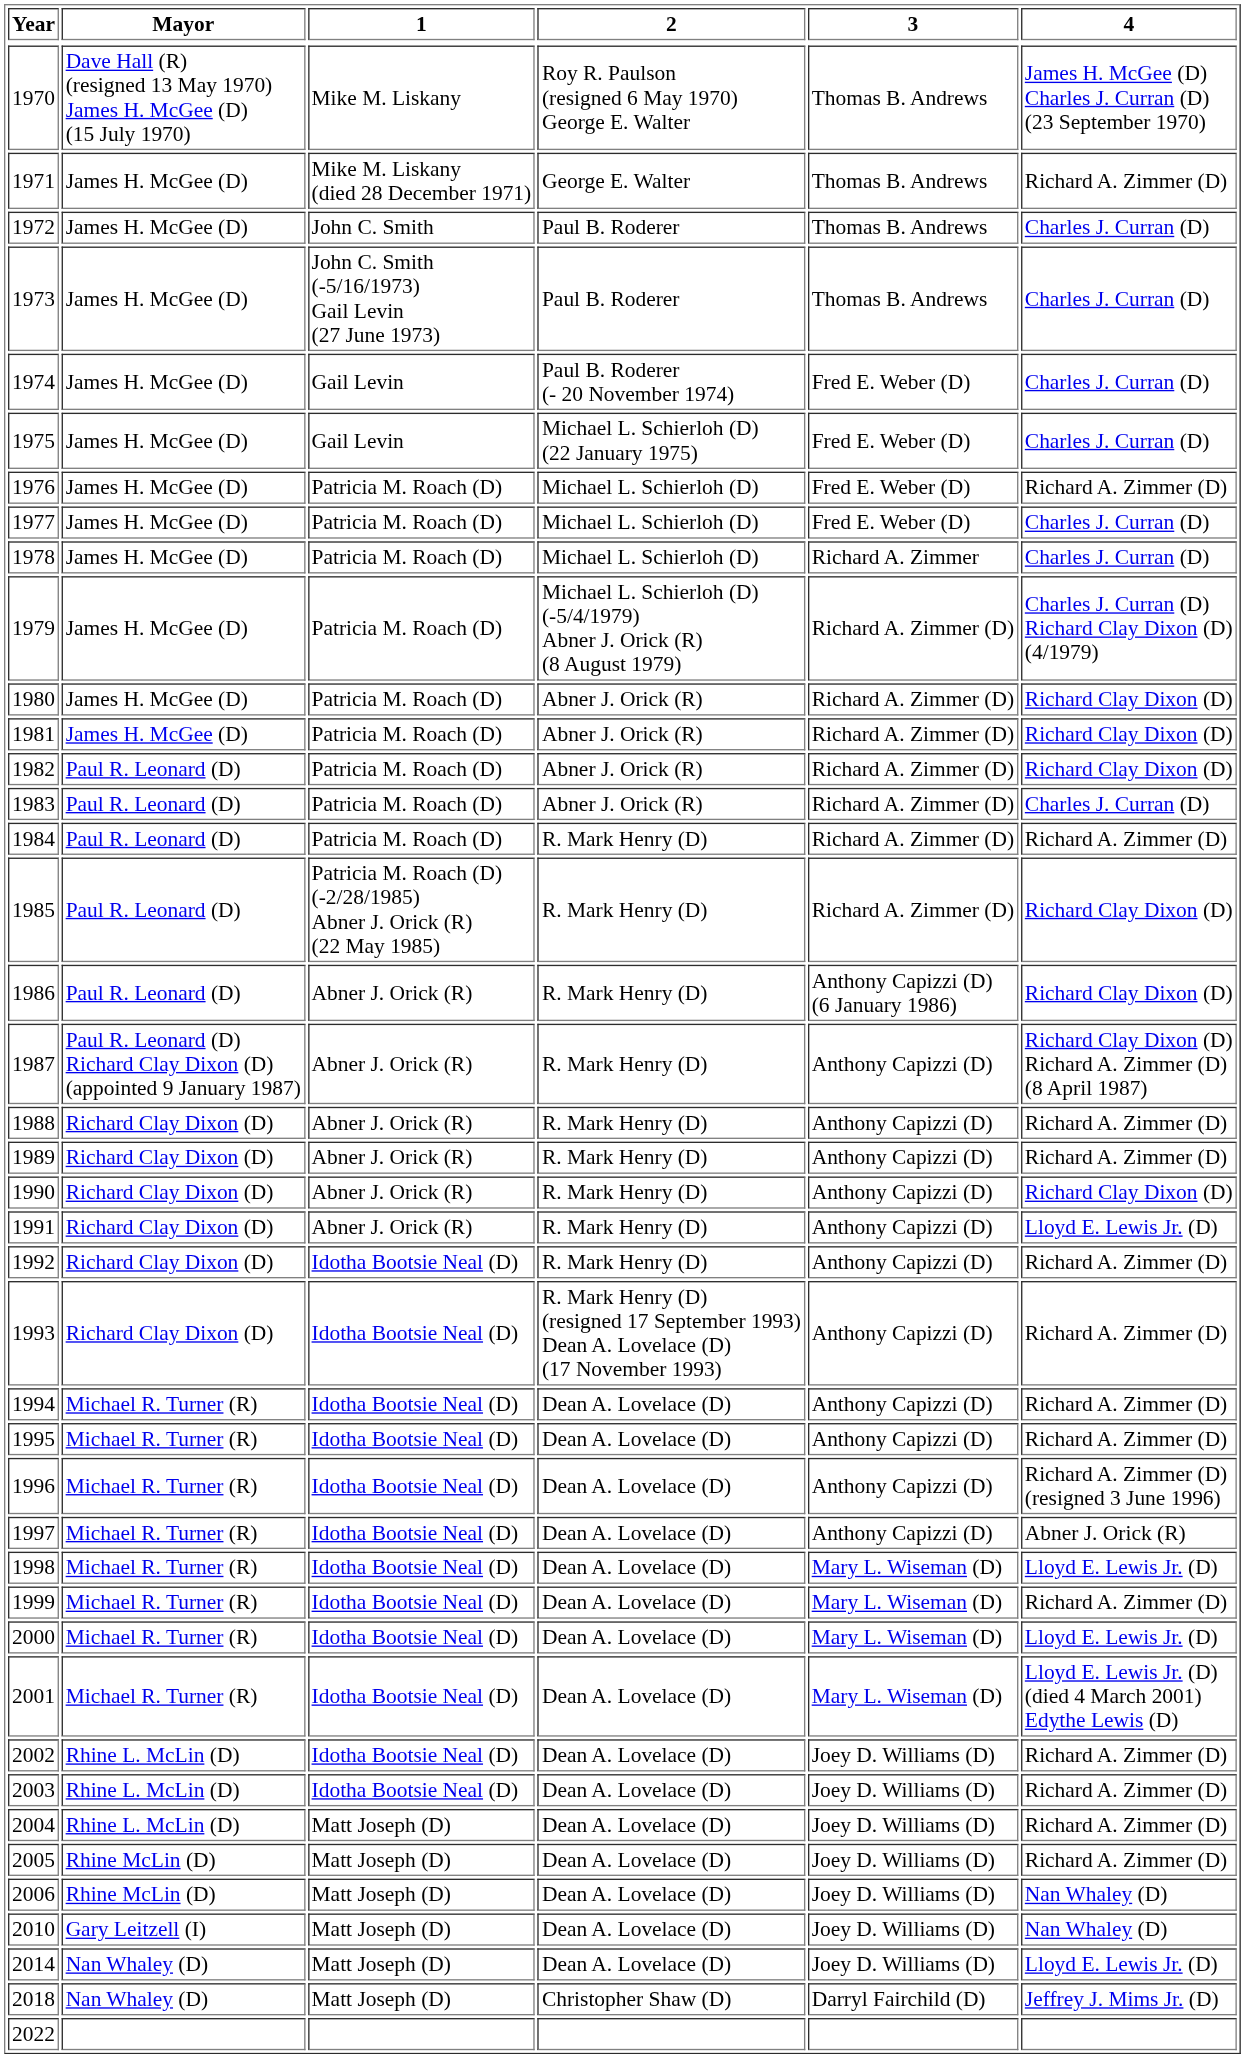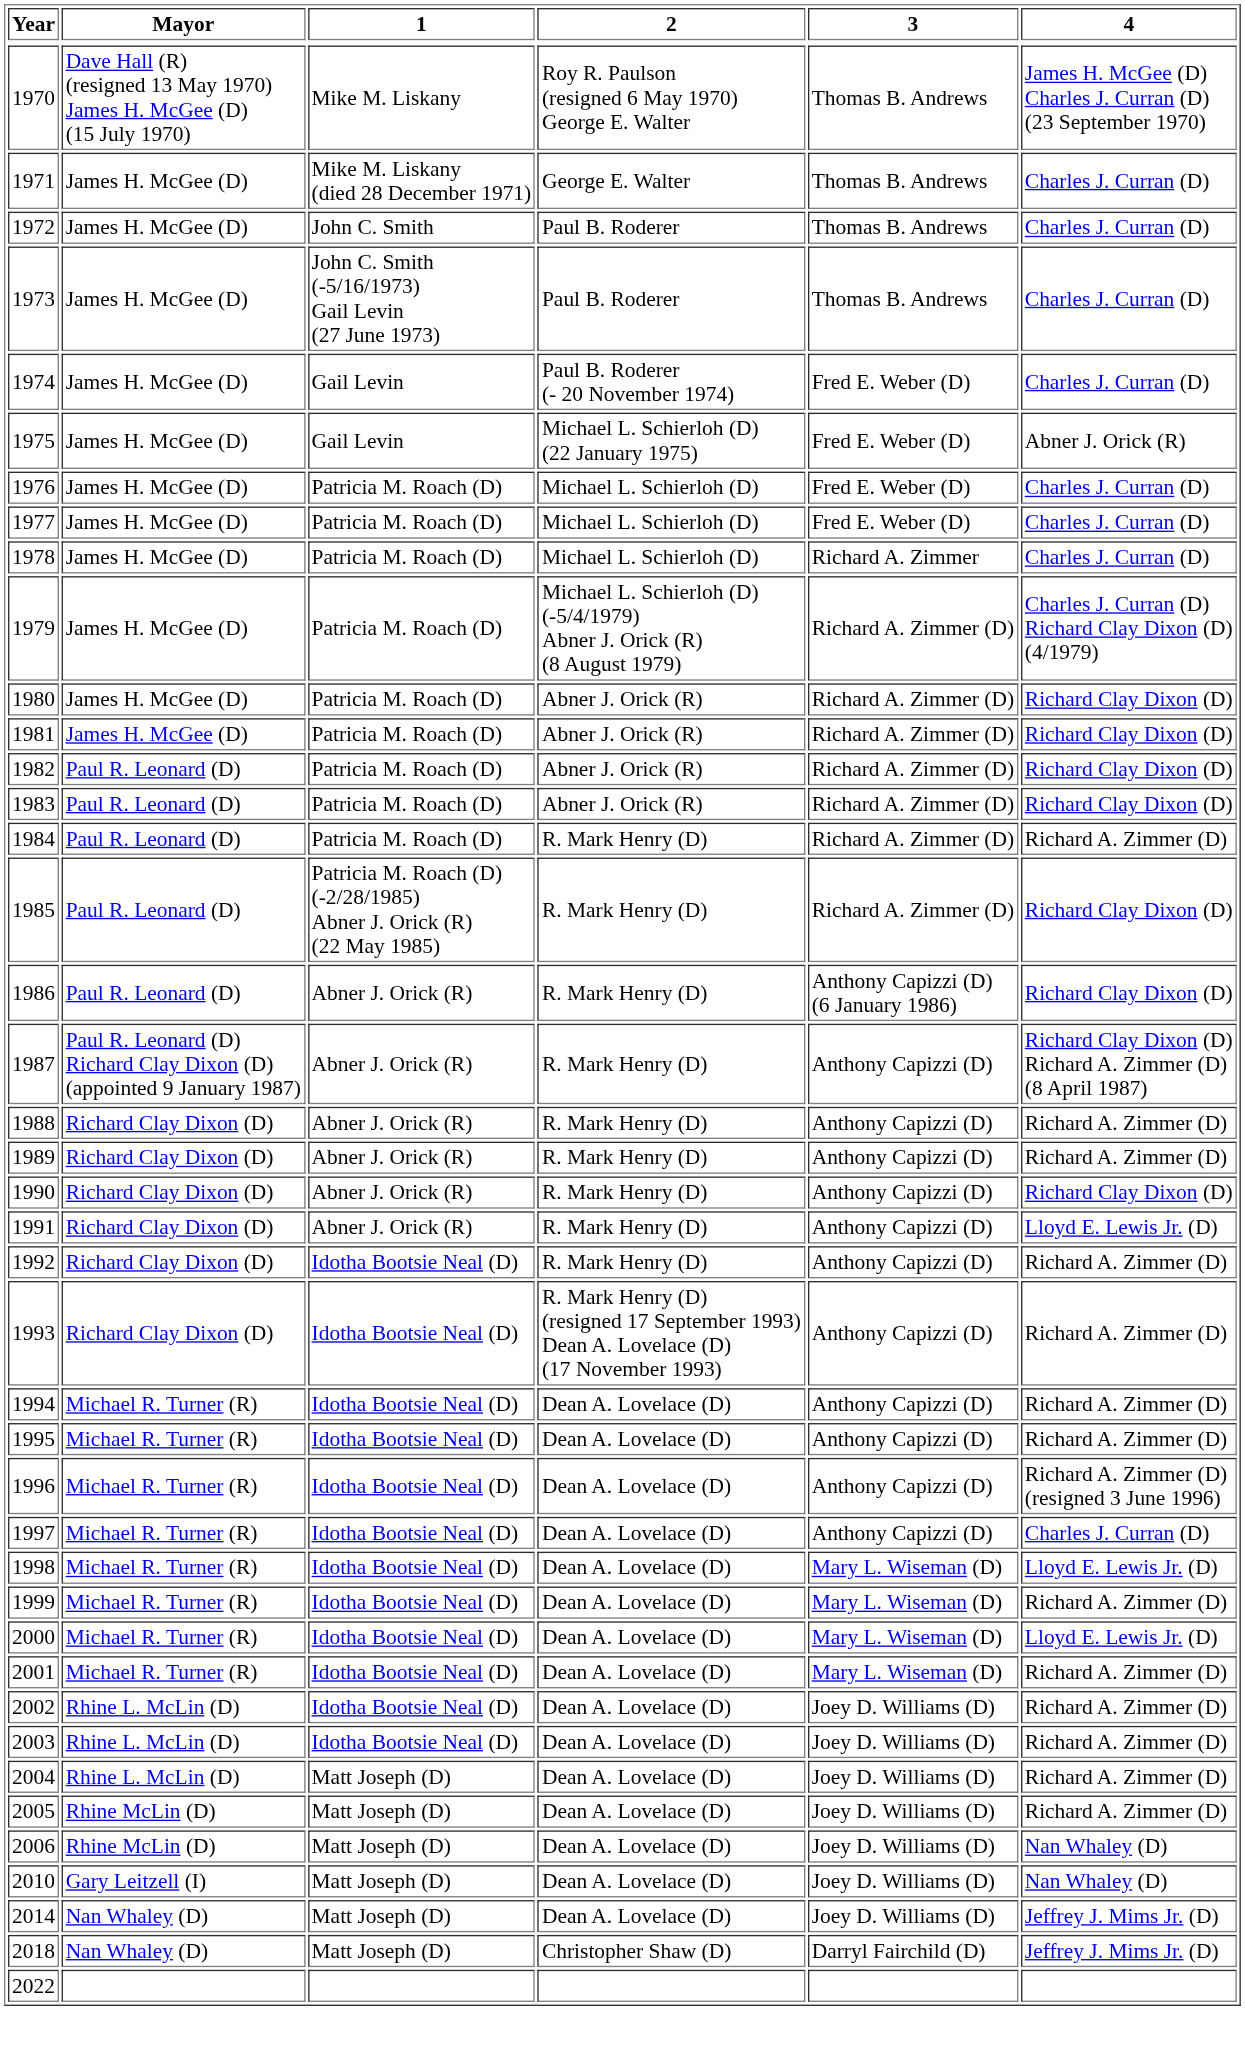(1126, 180) Richard A. Zimmer (D) -> (1117, 180) Charles J. Curran (D)
(1117, 440) Charles J. Curran (D) -> (1105, 440) Abner J. Orick (R)
(1126, 487) Richard A. Zimmer (D) -> (1117, 487) Charles J. Curran (D)
(1117, 803) Charles J. Curran (D) -> (1129, 803) Richard Clay Dixon (D)
(1105, 1532) Abner J. Orick (R) -> (1117, 1532) Charles J. Curran (D)
(1121, 1696) Lloyd E. Lewis Jr. (D) (died 4 March 2001) Edythe Lewis (D) -> (1126, 1672) Richard A. Zimmer (D)
(1121, 1964) Lloyd E. Lewis Jr. (D) -> (1122, 1916) Jeffrey J. Mims Jr. (D)
